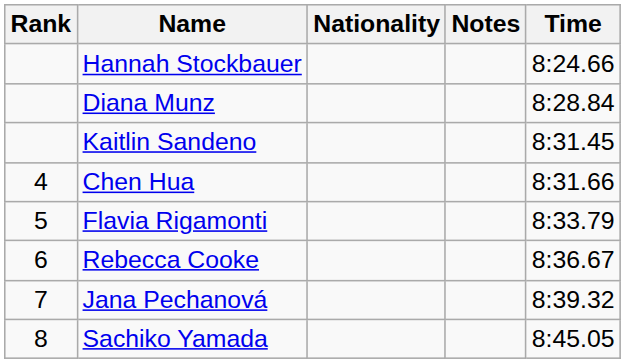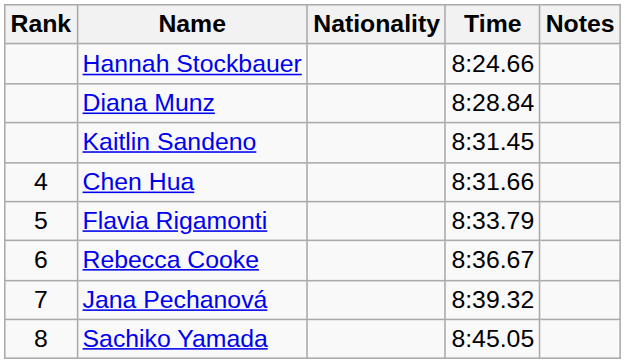columns swapped: (573, 24) <-> (486, 24)
